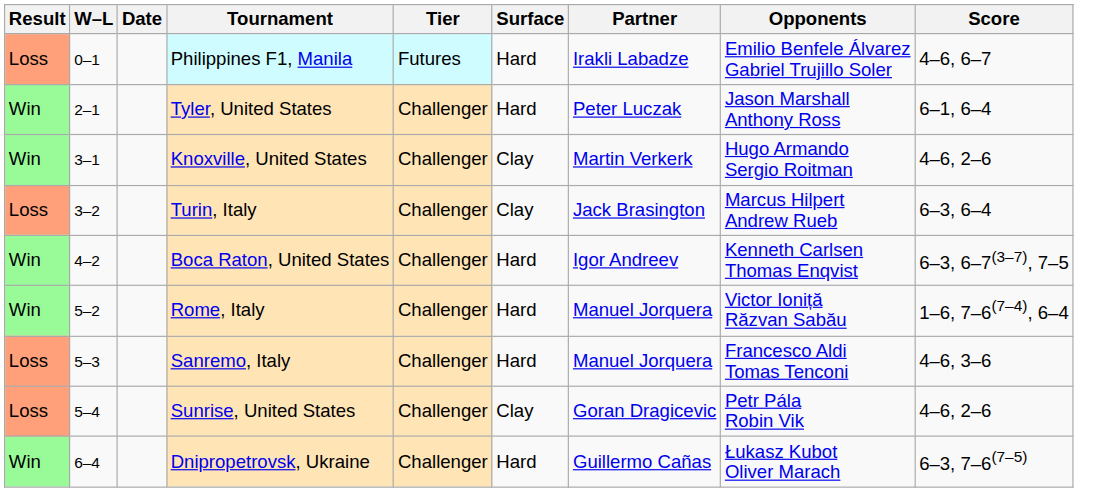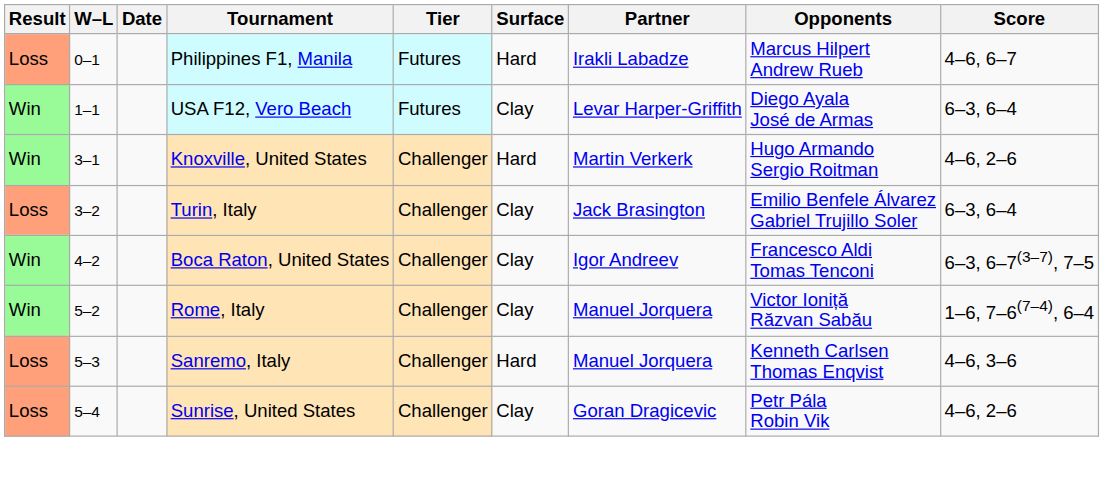(818, 59) Emilio Benfele Álvarez Gabriel Trujillo Soler -> (810, 59) Marcus Hilpert Andrew Rueb
+ row: (261, 109)
- row: (251, 109)
(515, 159) Clay -> (516, 159) Hard
(785, 210) Marcus Hilpert Andrew Rueb -> (843, 210) Emilio Benfele Álvarez Gabriel Trujillo Soler
(516, 260) Hard -> (515, 260) Clay
(794, 260) Kenneth Carlsen Thomas Enqvist -> (812, 260) Francesco Aldi Tomas Tenconi
(516, 310) Hard -> (515, 310) Clay
(787, 360) Francesco Aldi Tomas Tenconi -> (819, 360) Kenneth Carlsen Thomas Enqvist
- row: (270, 461)
